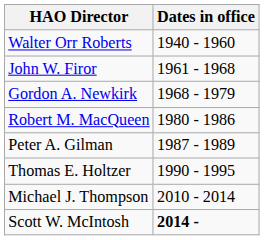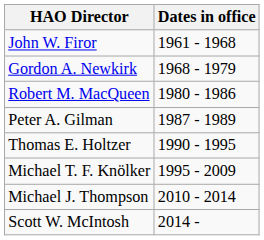- row: (70, 42)
+ row: (79, 171)
(178, 222) bold -> (179, 222) normal
